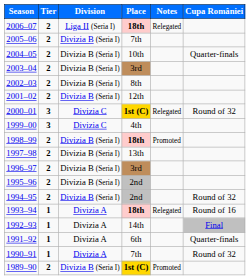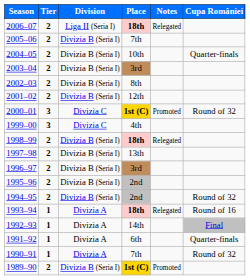(167, 112) Relegated -> (167, 112) Promoted
(167, 140) Promoted -> (167, 140) Relegated
